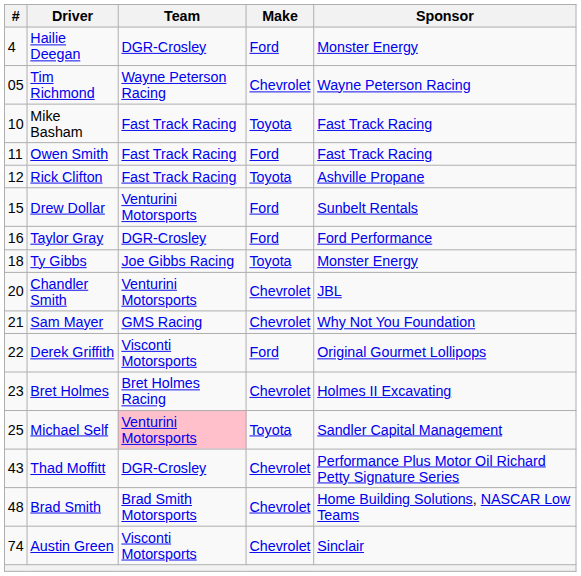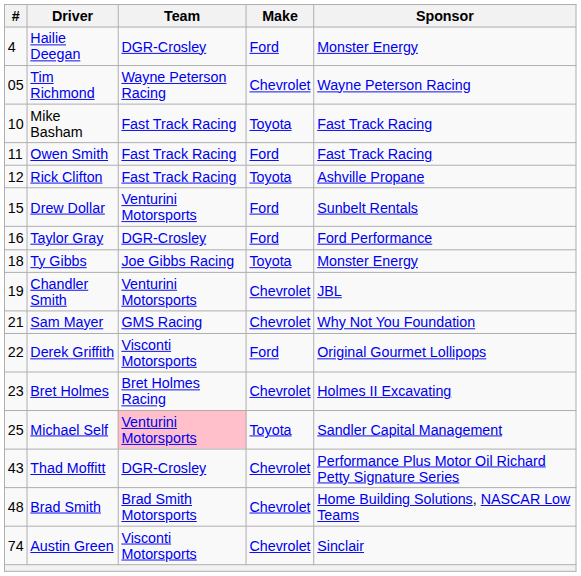(16, 291) 20 -> (16, 291) 19
